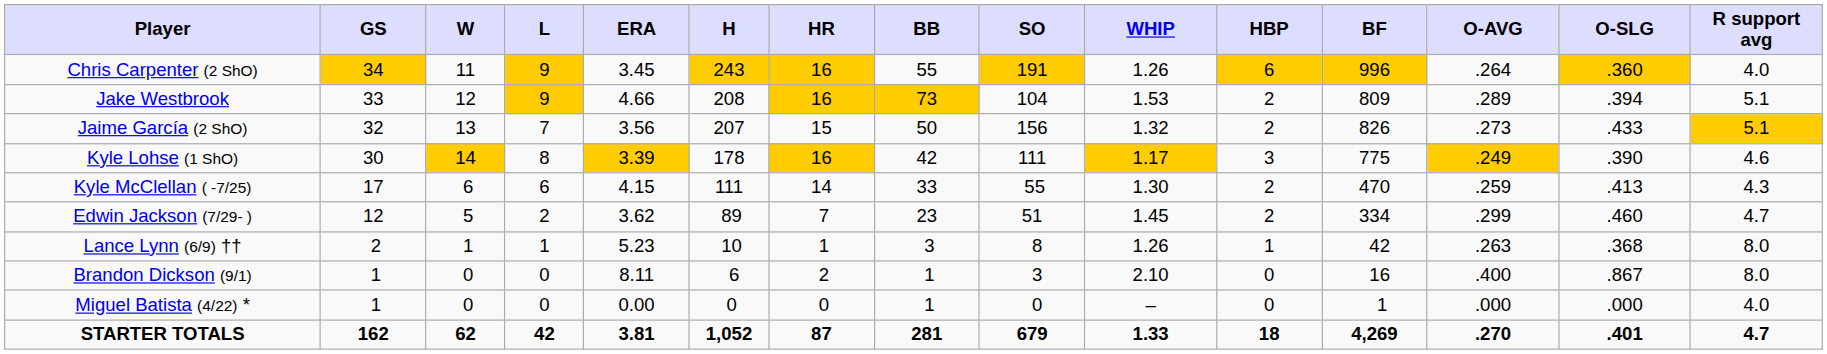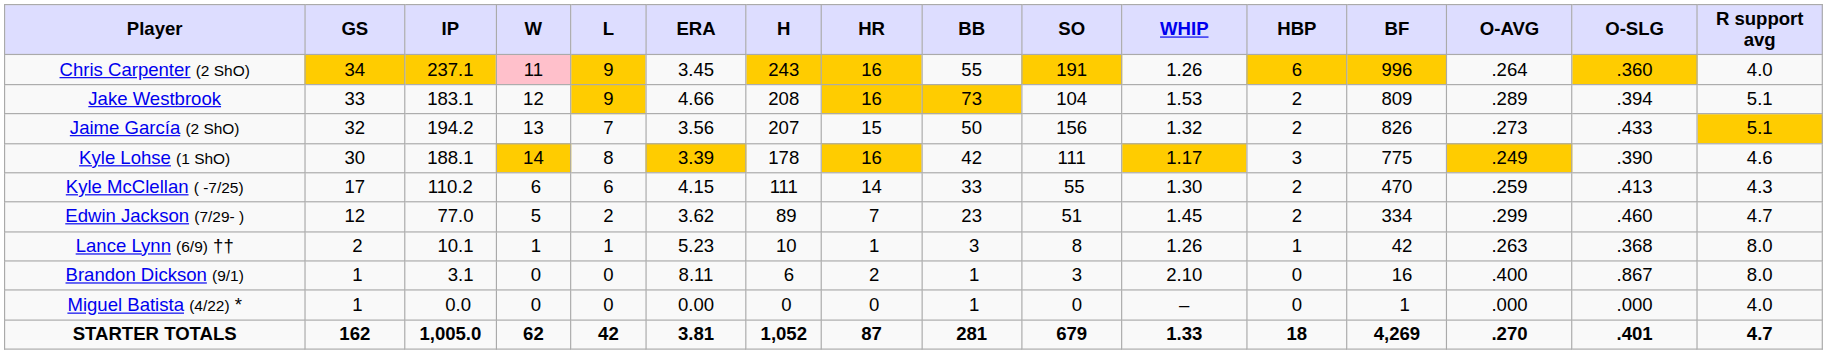+ column: (450, 29)
(465, 69) no background -> (533, 69) pink background
